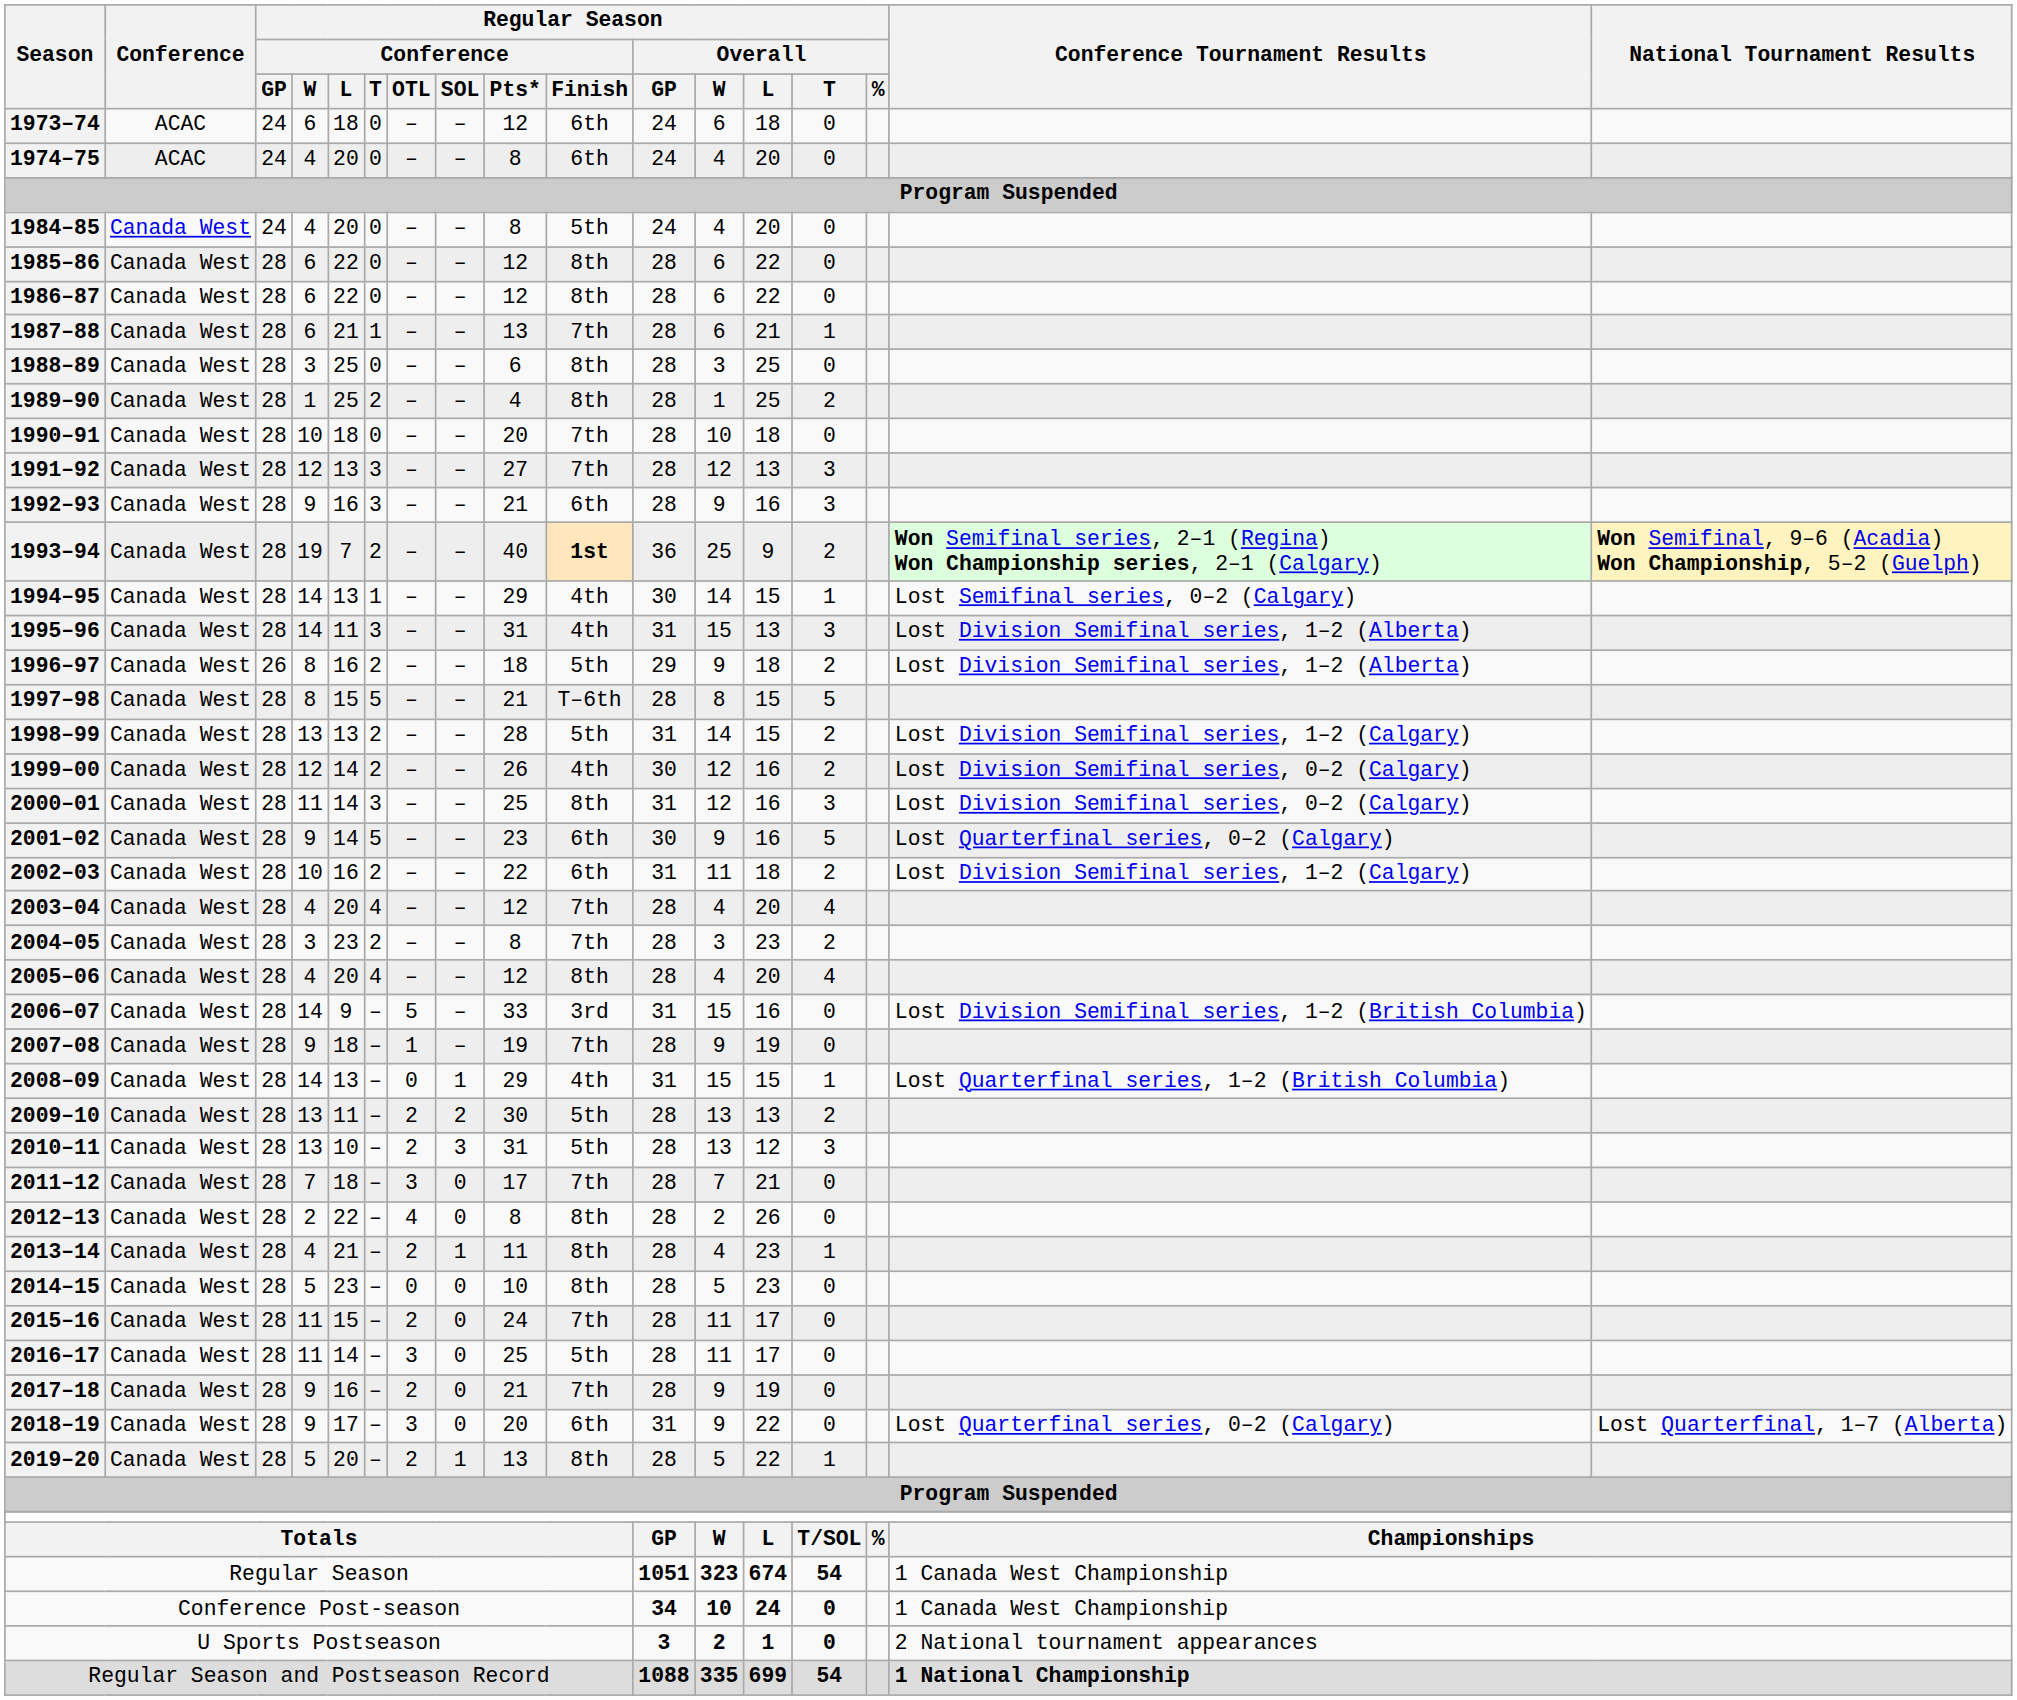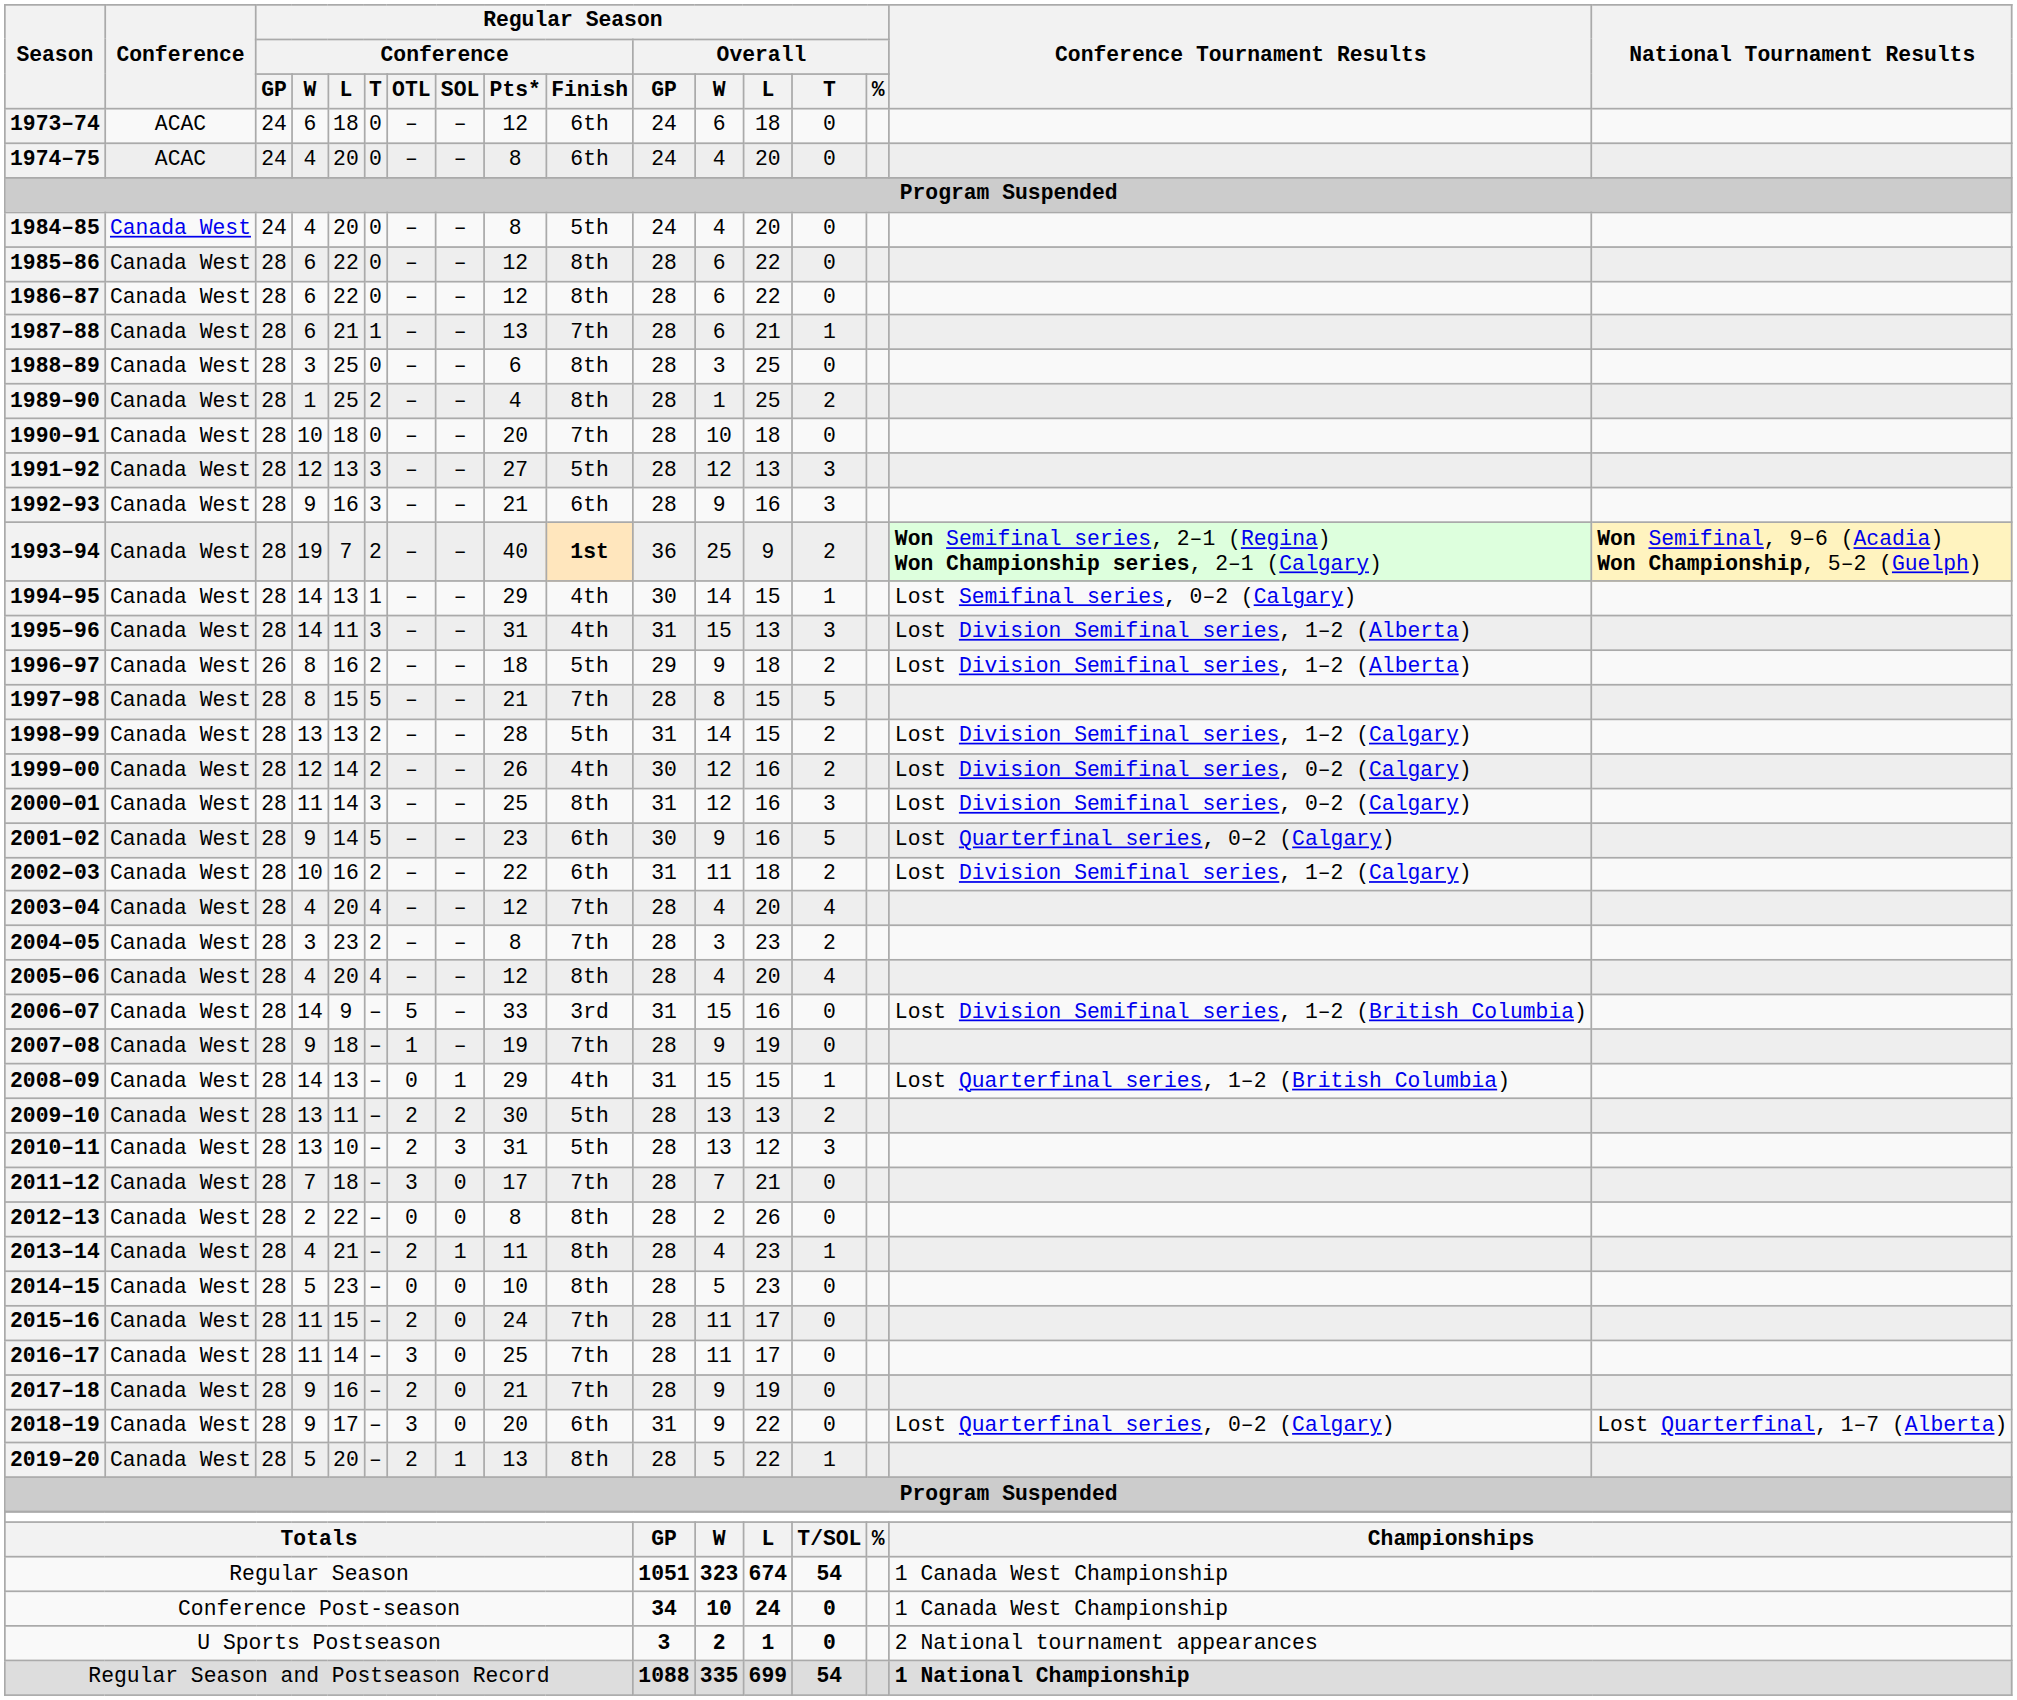(590, 471) 7th -> (590, 471) 5th
(590, 702) T–6th -> (590, 702) 7th
(411, 1219) 4 -> (411, 1219) 0
(590, 1357) 5th -> (590, 1357) 7th
